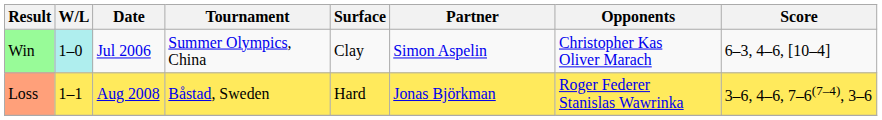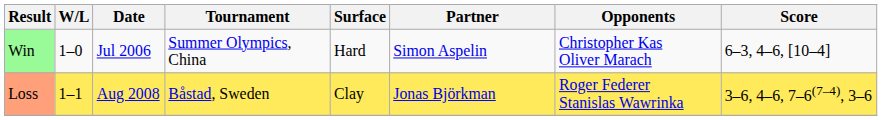(70, 51) paleturquoise background -> (70, 51) no background
(349, 51) Clay -> (350, 51) Hard
(350, 94) Hard -> (349, 94) Clay
